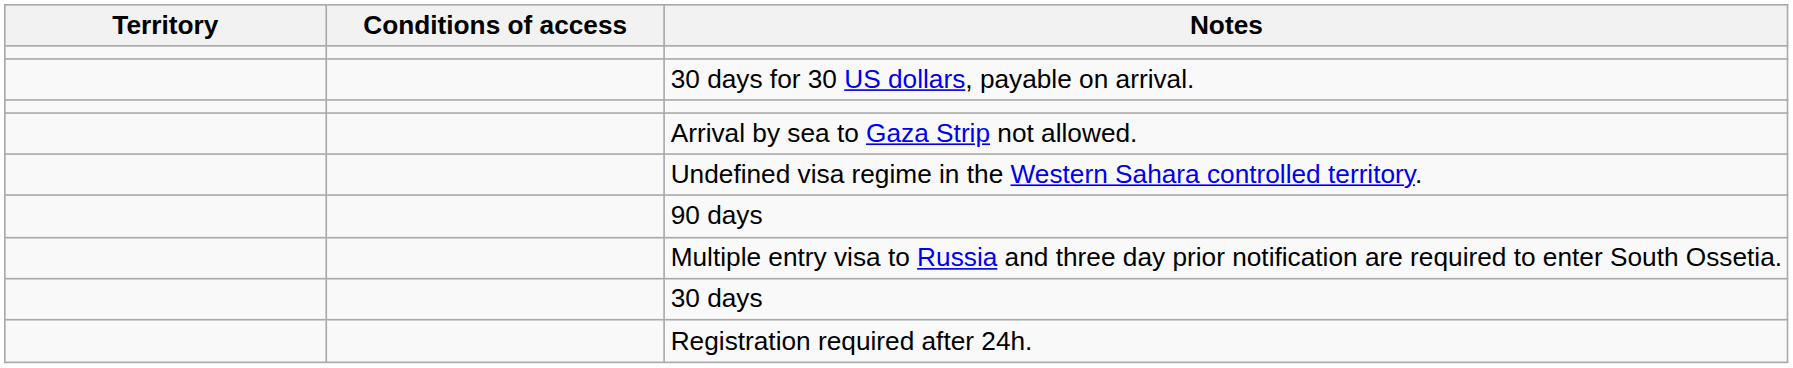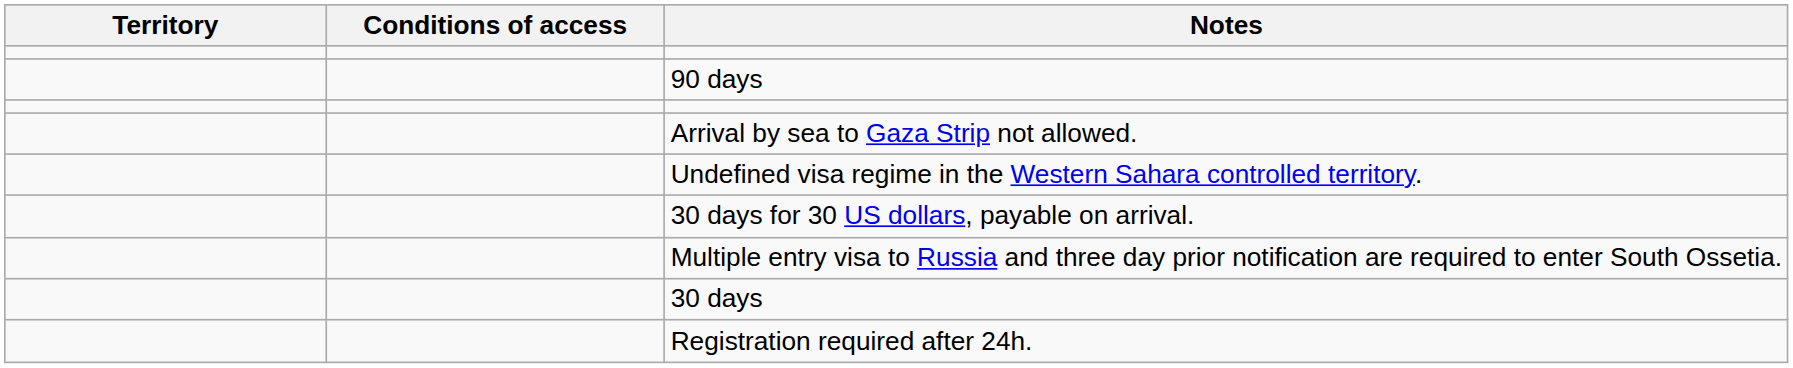rows swapped: (165, 216) <-> (165, 79)
